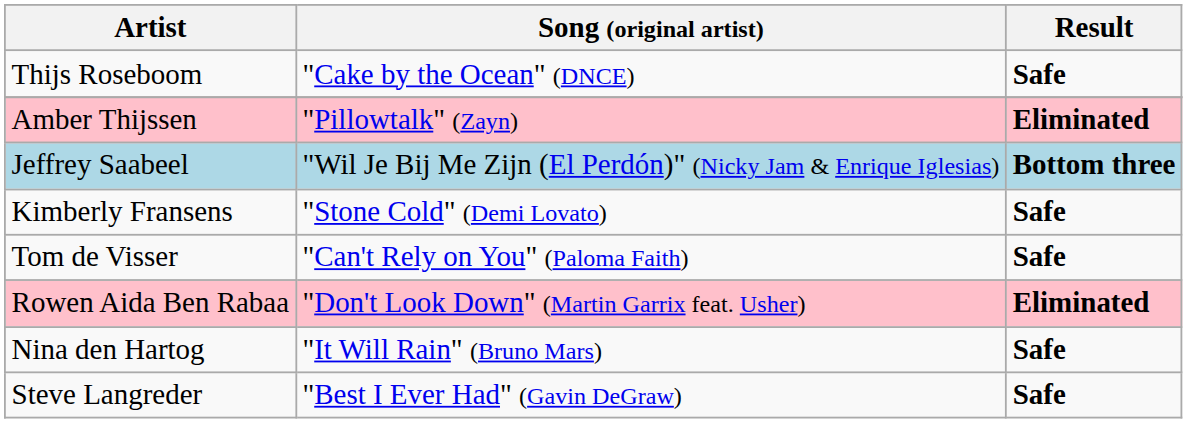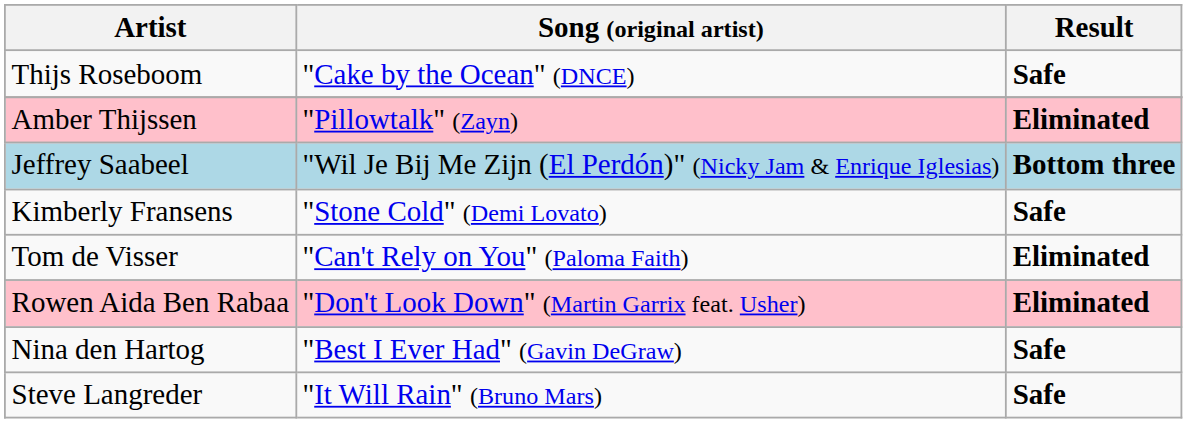(1039, 257) Safe -> (1081, 257) Eliminated
(452, 348) "It Will Rain" (Bruno Mars) -> (492, 348) "Best I Ever Had" (Gavin DeGraw)
(492, 394) "Best I Ever Had" (Gavin DeGraw) -> (452, 394) "It Will Rain" (Bruno Mars)
